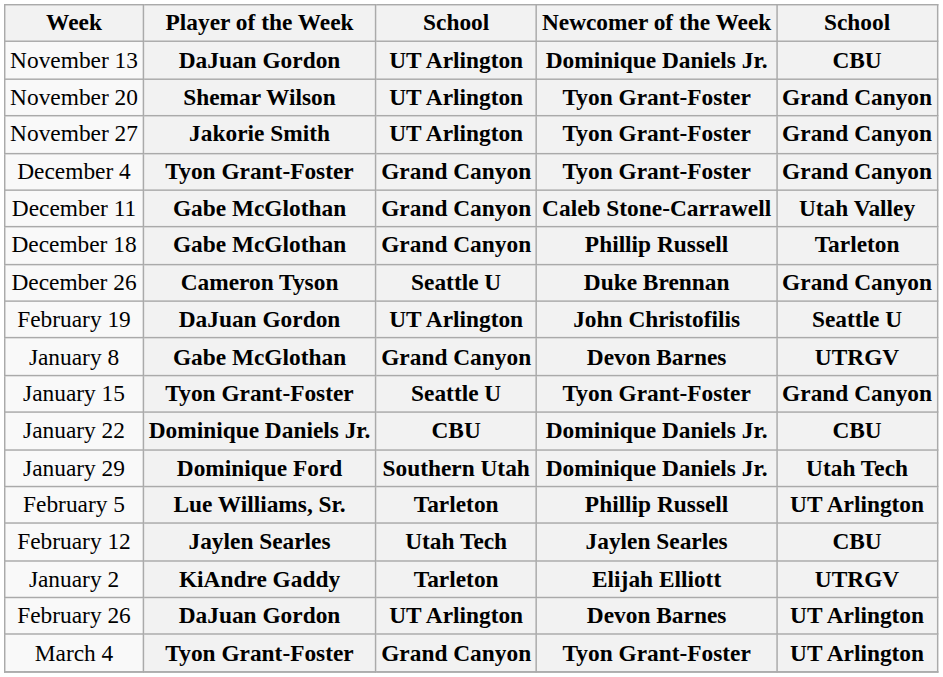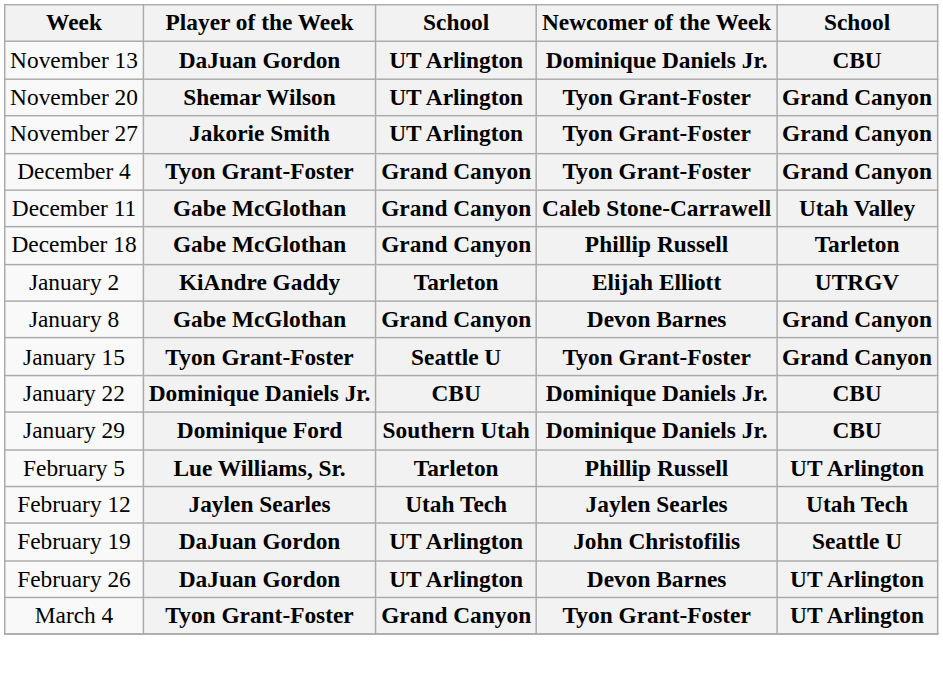- row: (74, 282)
rows swapped: (74, 578) <-> (74, 319)
(857, 356) UTRGV -> (857, 319) Grand Canyon
(857, 467) Utah Tech -> (857, 430) CBU
(857, 541) CBU -> (857, 504) Utah Tech
